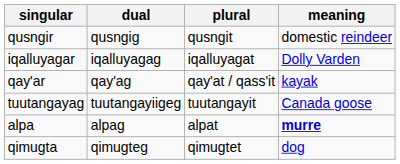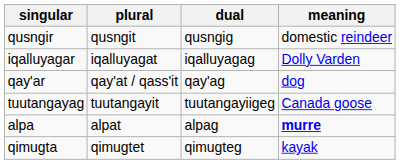columns swapped: (136, 15) <-> (231, 15)
(300, 81) kayak -> (293, 81) dog
(293, 147) dog -> (300, 147) kayak
